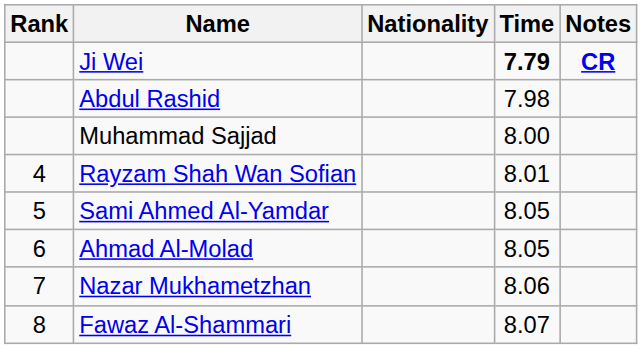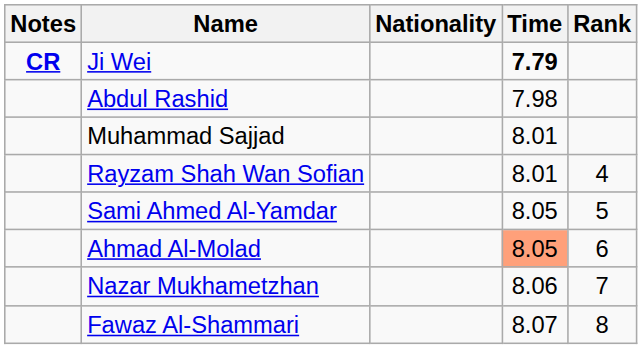columns swapped: (39, 24) <-> (598, 24)
(527, 136) 8.00 -> (535, 136) 8.01
(527, 249) no background -> (535, 249) lightsalmon background
